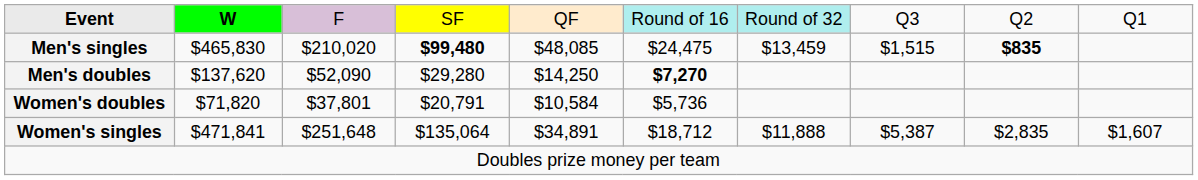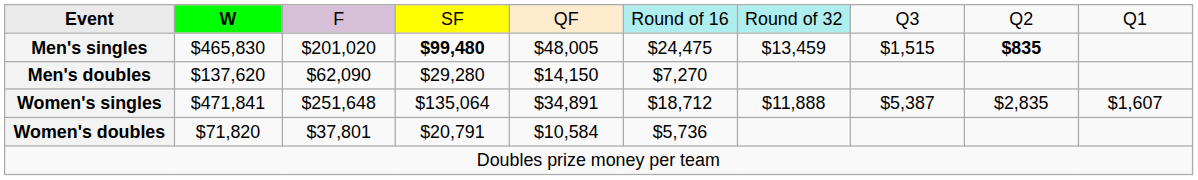(339, 47) $210,020 -> (339, 47) $201,020
(566, 47) $48,085 -> (566, 47) $48,005
(339, 76) $52,090 -> (339, 76) $62,090
(566, 76) $14,250 -> (566, 76) $14,150
(680, 76) bold -> (680, 76) normal
rows swapped: (89, 132) <-> (89, 104)
